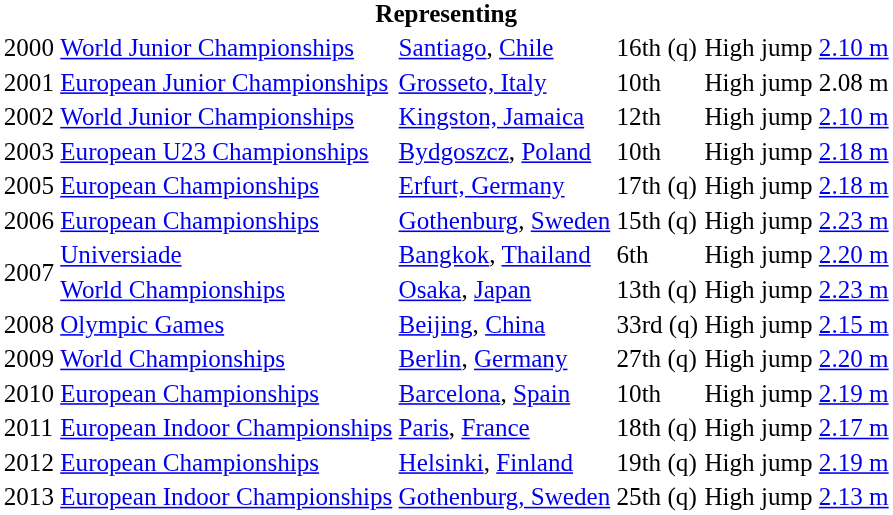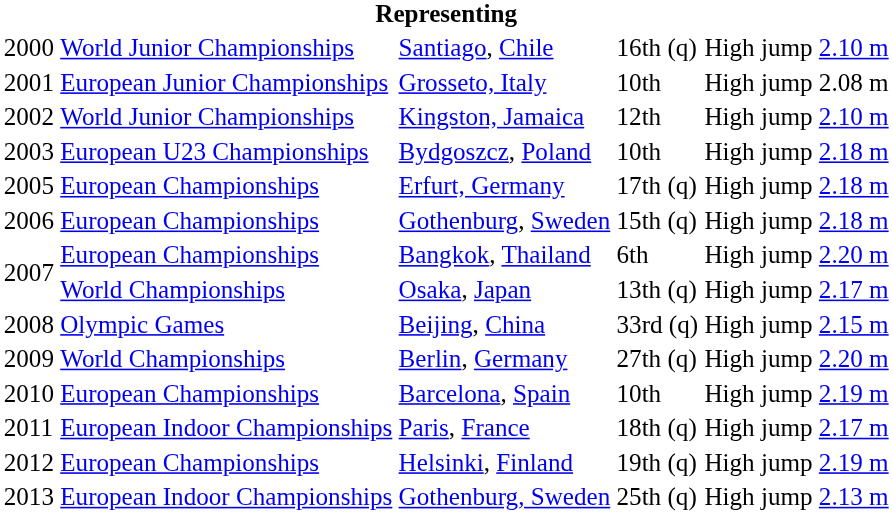(854, 220) 2.23 m -> (854, 220) 2.18 m
(121, 255) Universiade -> (190, 255) European Championships
(854, 289) 2.23 m -> (854, 289) 2.17 m
